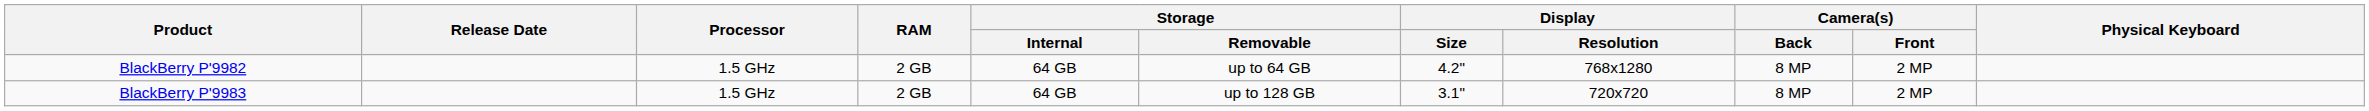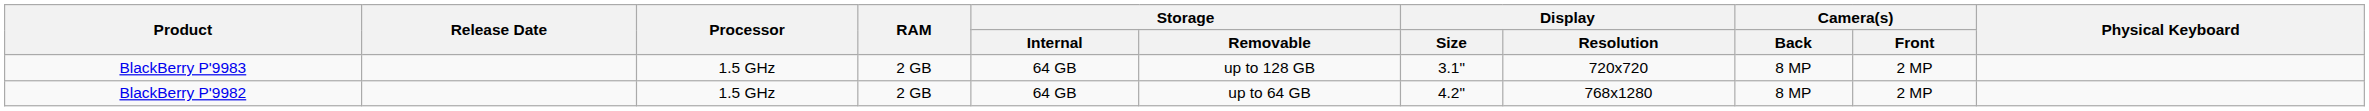rows swapped: (183, 68) <-> (183, 93)
